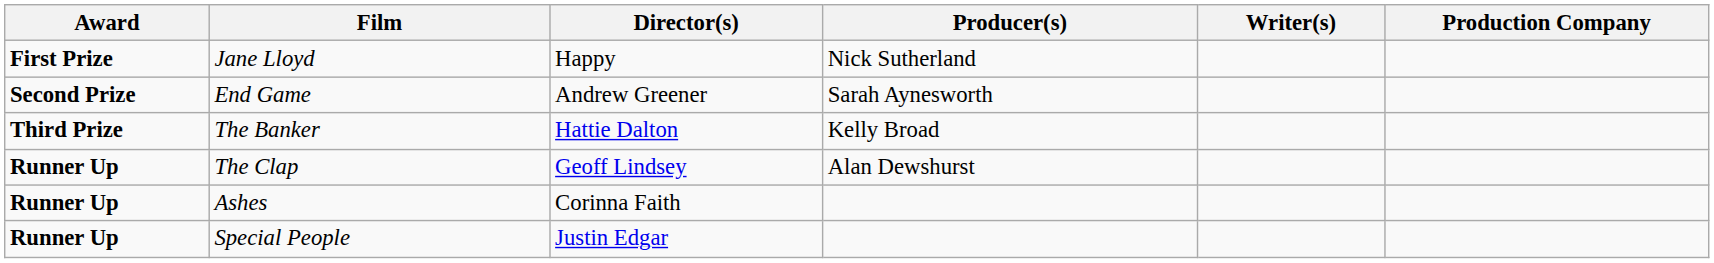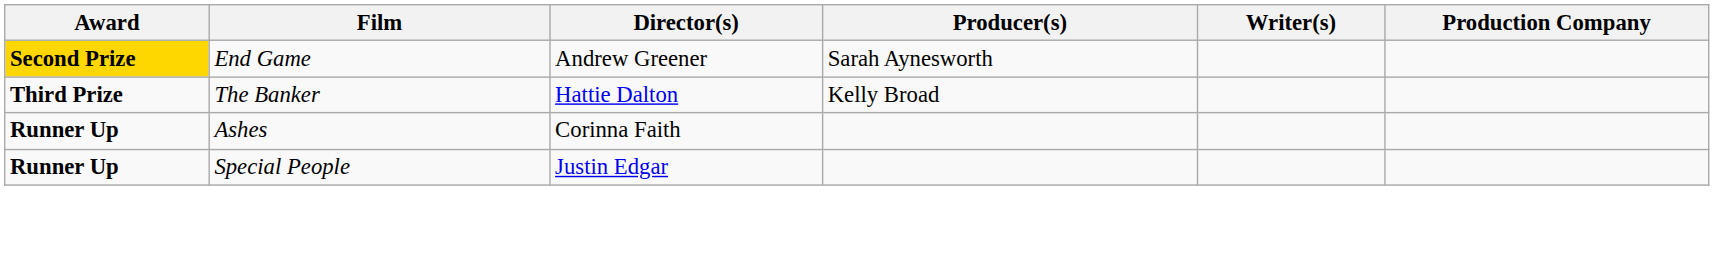- row: (265, 58)
(73, 94) no background -> (73, 58) gold background
- row: (256, 166)
